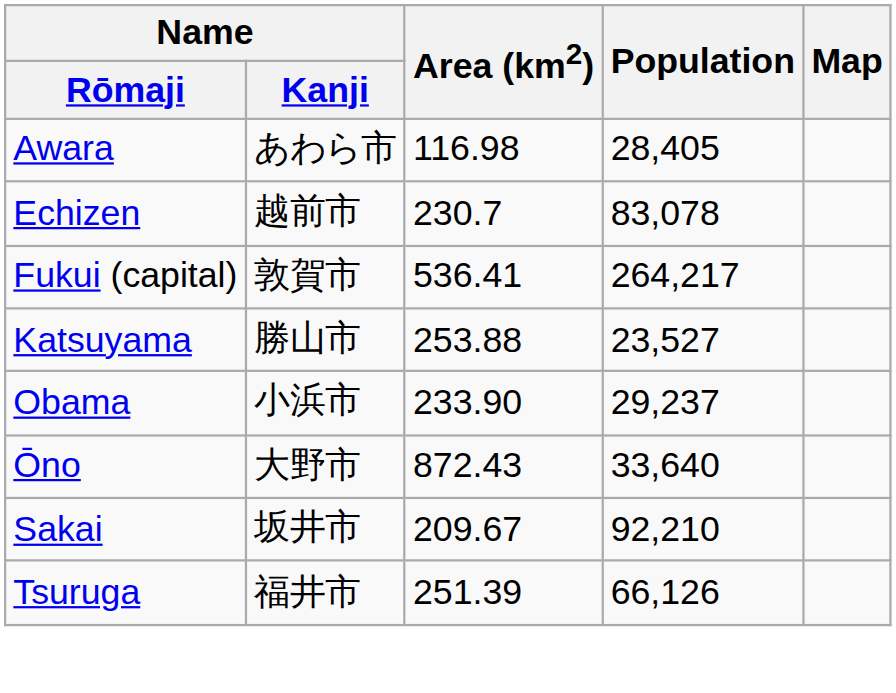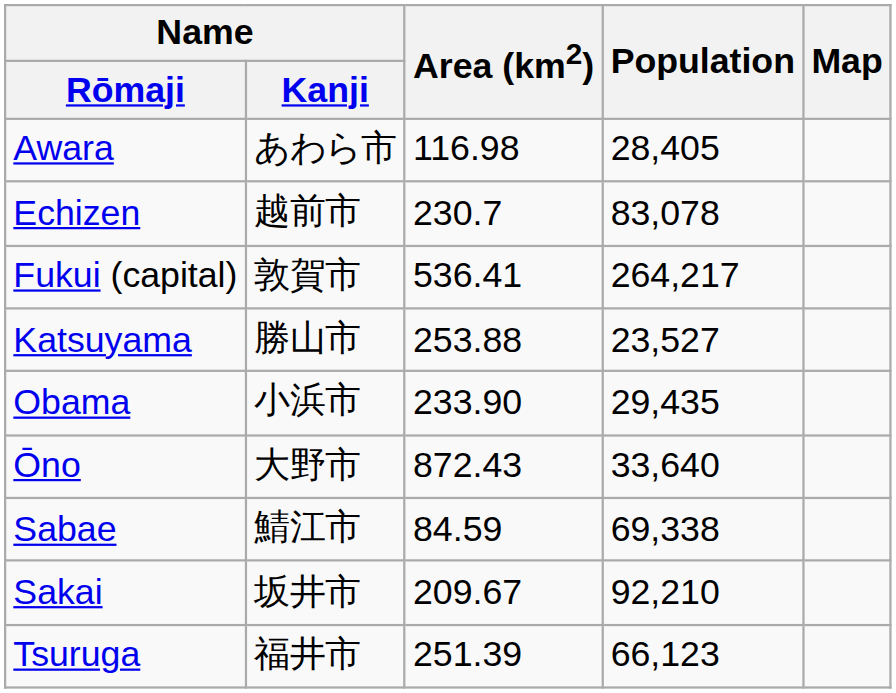(665, 402) 29,237 -> (665, 402) 29,435
+ row: (65, 528)
(665, 592) 66,126 -> (665, 655) 66,123
